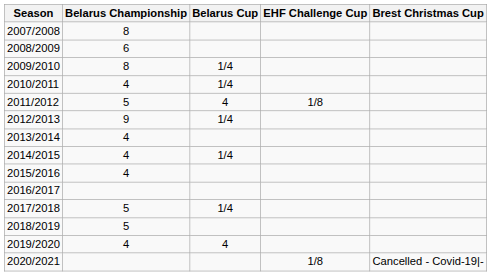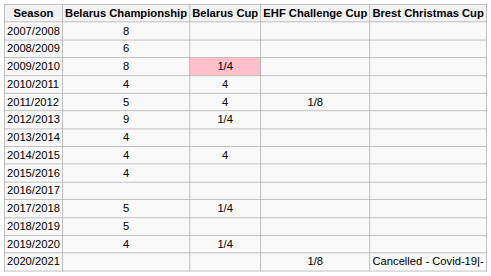(225, 66) no background -> (225, 66) pink background
(225, 84) 1/4 -> (225, 84) 4
(225, 155) 1/4 -> (225, 155) 4
(225, 244) 4 -> (225, 244) 1/4
